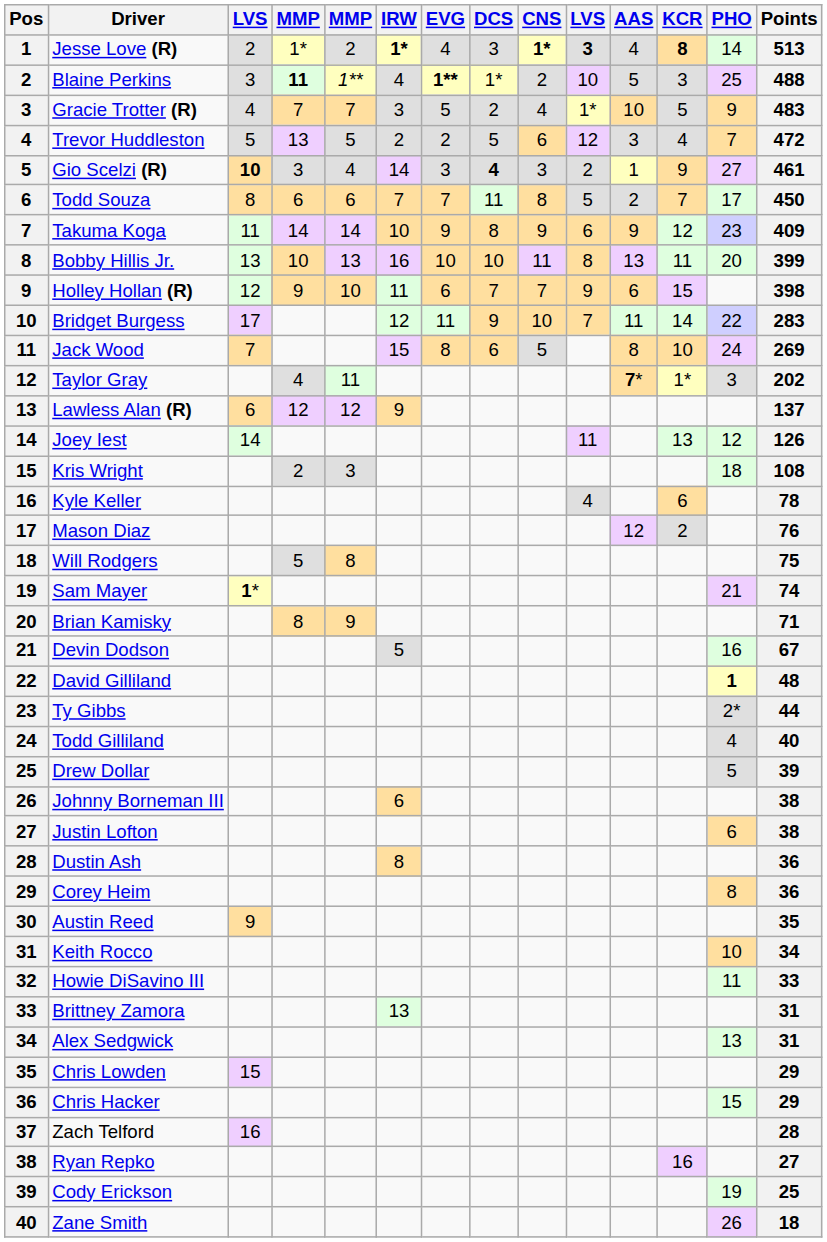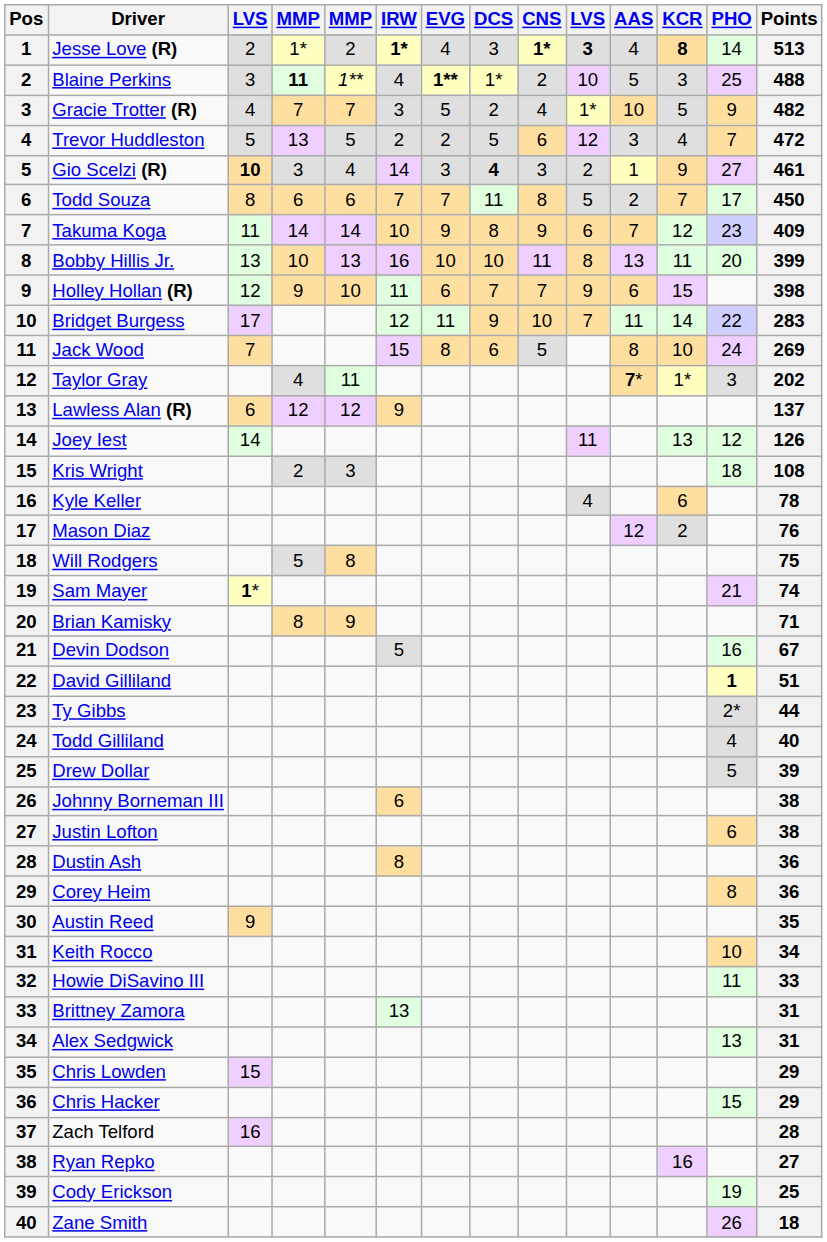(789, 110) 483 -> (789, 110) 482
(634, 231) 9 -> (634, 231) 7
(789, 681) 48 -> (789, 681) 51
